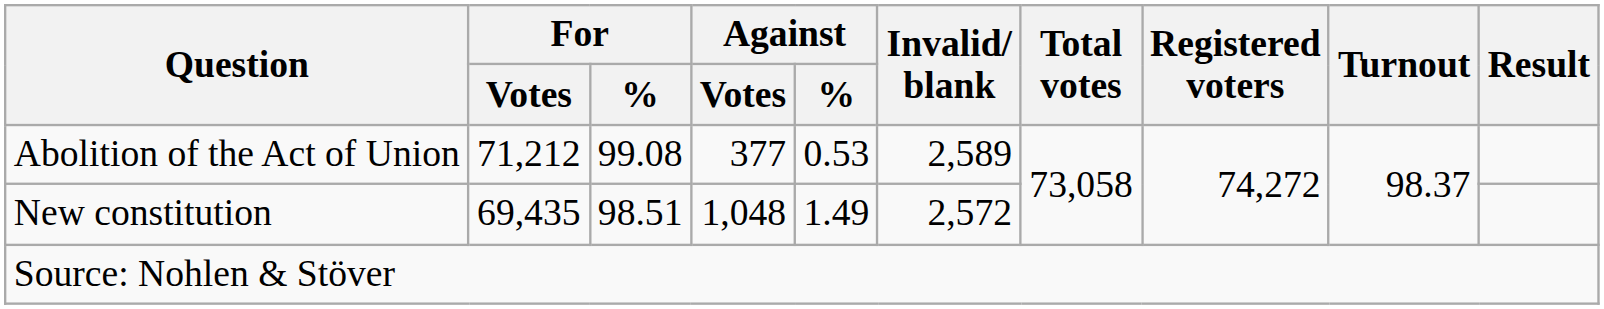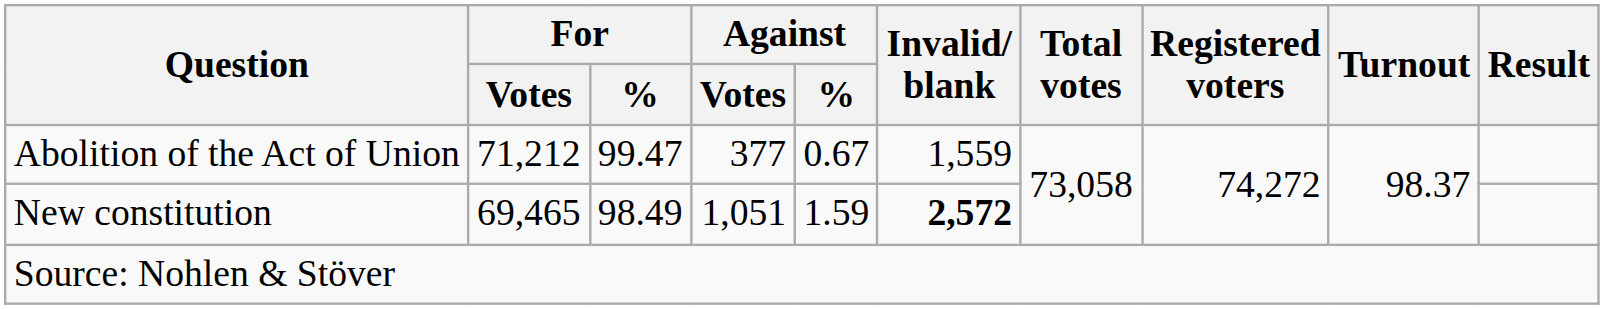(640, 153) 99.08 -> (640, 153) 99.47
(836, 153) 0.53 -> (836, 153) 0.67
(970, 153) 2,589 -> (970, 153) 1,559
(529, 213) 69,435 -> (529, 213) 69,465
(640, 213) 98.51 -> (640, 213) 98.49
(744, 213) 1,048 -> (744, 213) 1,051
(836, 213) 1.49 -> (836, 213) 1.59
(970, 213) normal -> (970, 213) bold
